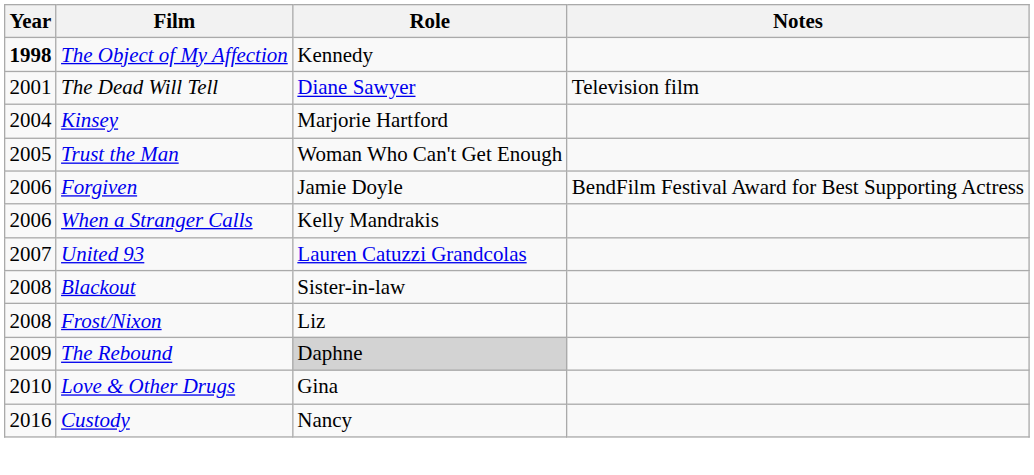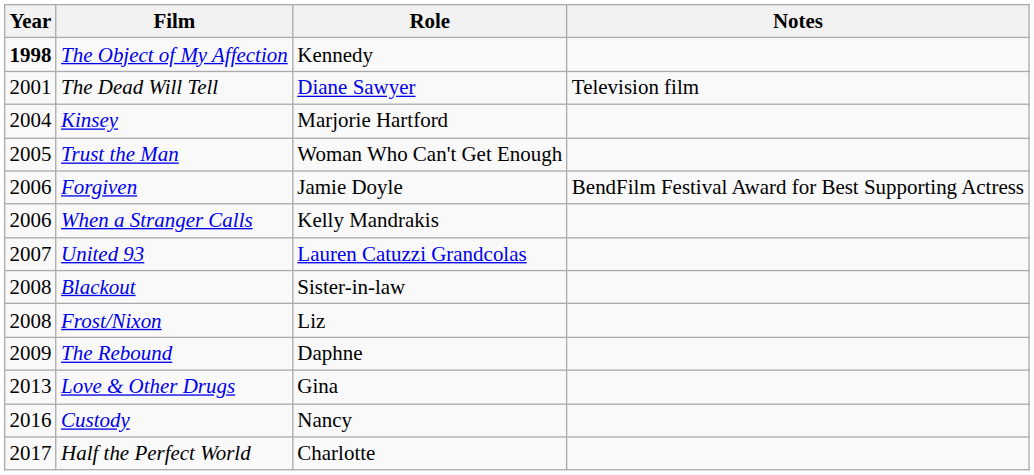(330, 353) lightgrey background -> (330, 353) no background
(30, 386) 2010 -> (30, 386) 2013
+ row: (156, 453)
